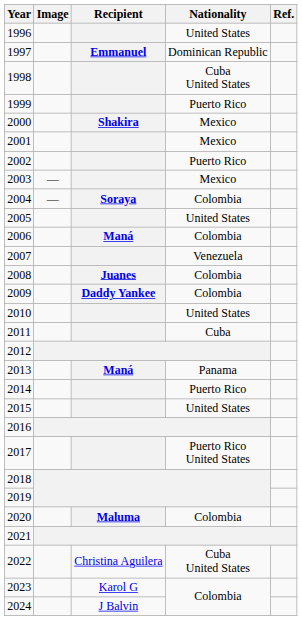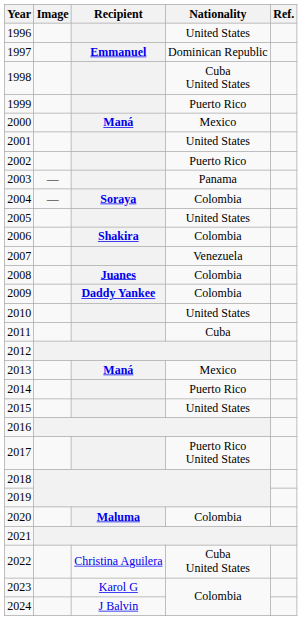(118, 122) Shakira -> (118, 122) Maná
(218, 141) Mexico -> (218, 141) United States
(218, 179) Mexico -> (218, 179) Panama
(118, 236) Maná -> (118, 236) Shakira
(218, 370) Panama -> (218, 370) Mexico
